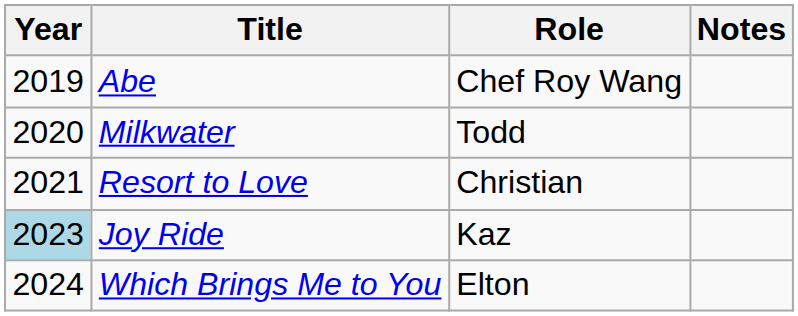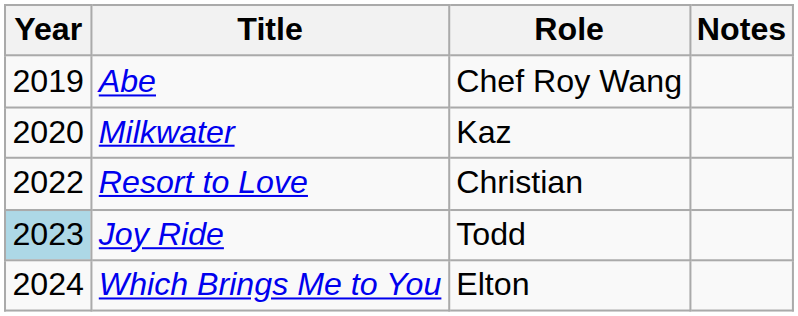(491, 132) Todd -> (484, 132) Kaz
(48, 183) 2021 -> (48, 183) 2022
(484, 234) Kaz -> (491, 234) Todd
